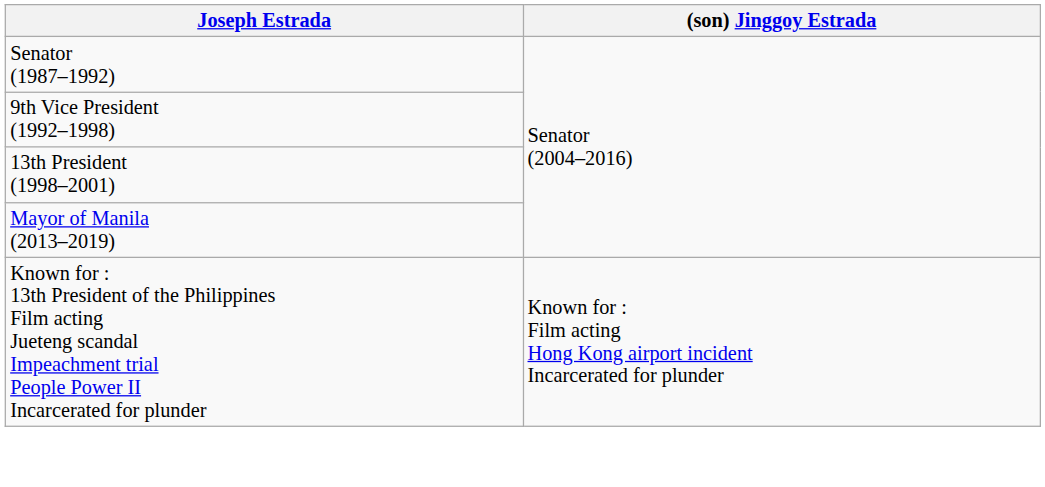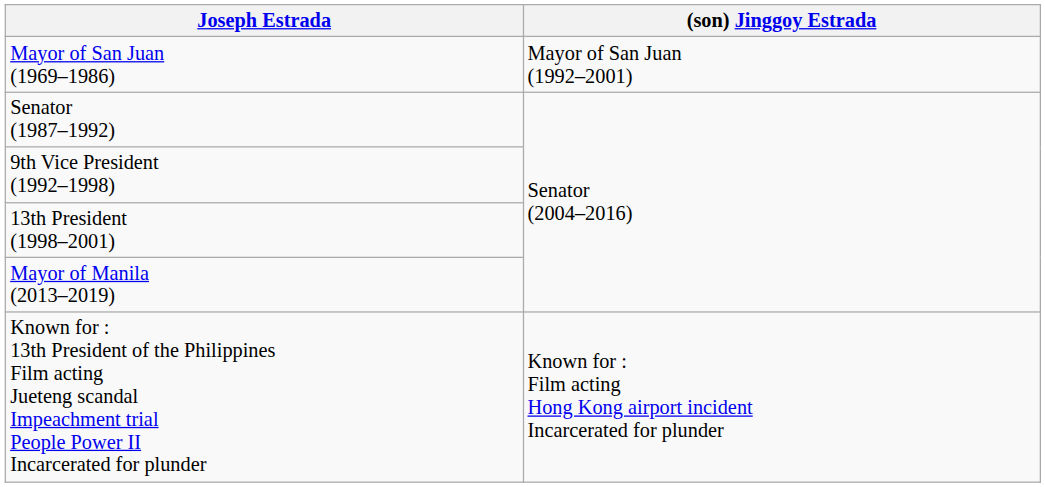+ row: (87, 64)
